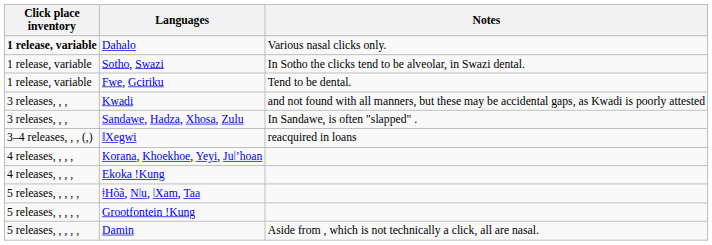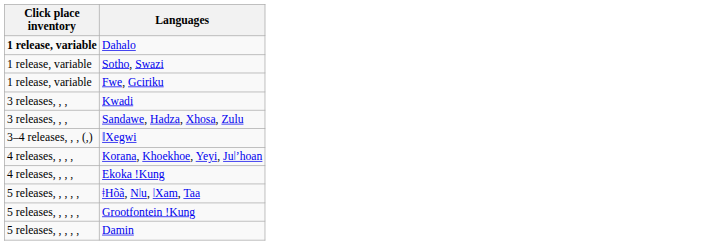- column: (486, 20)
